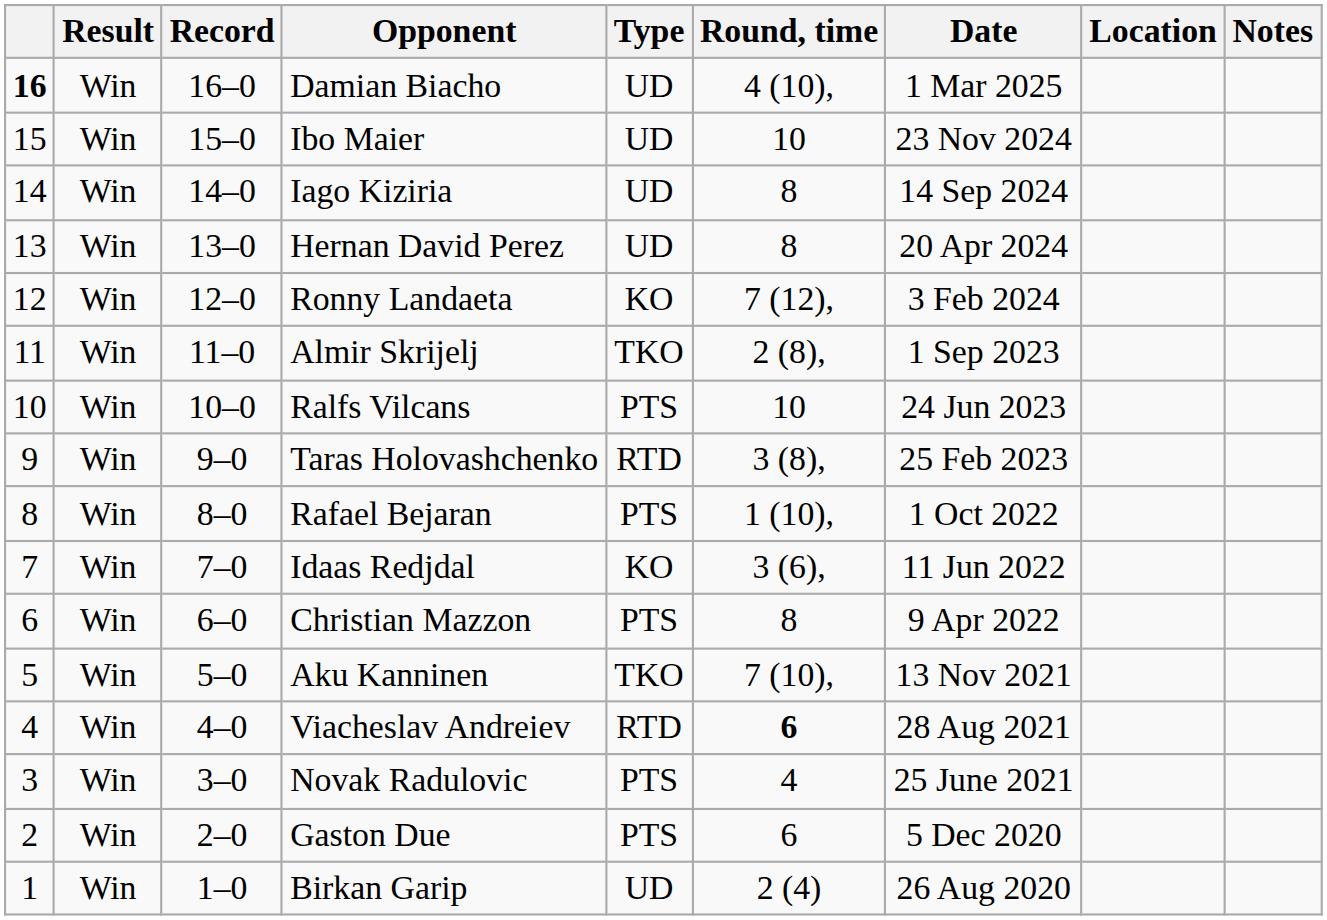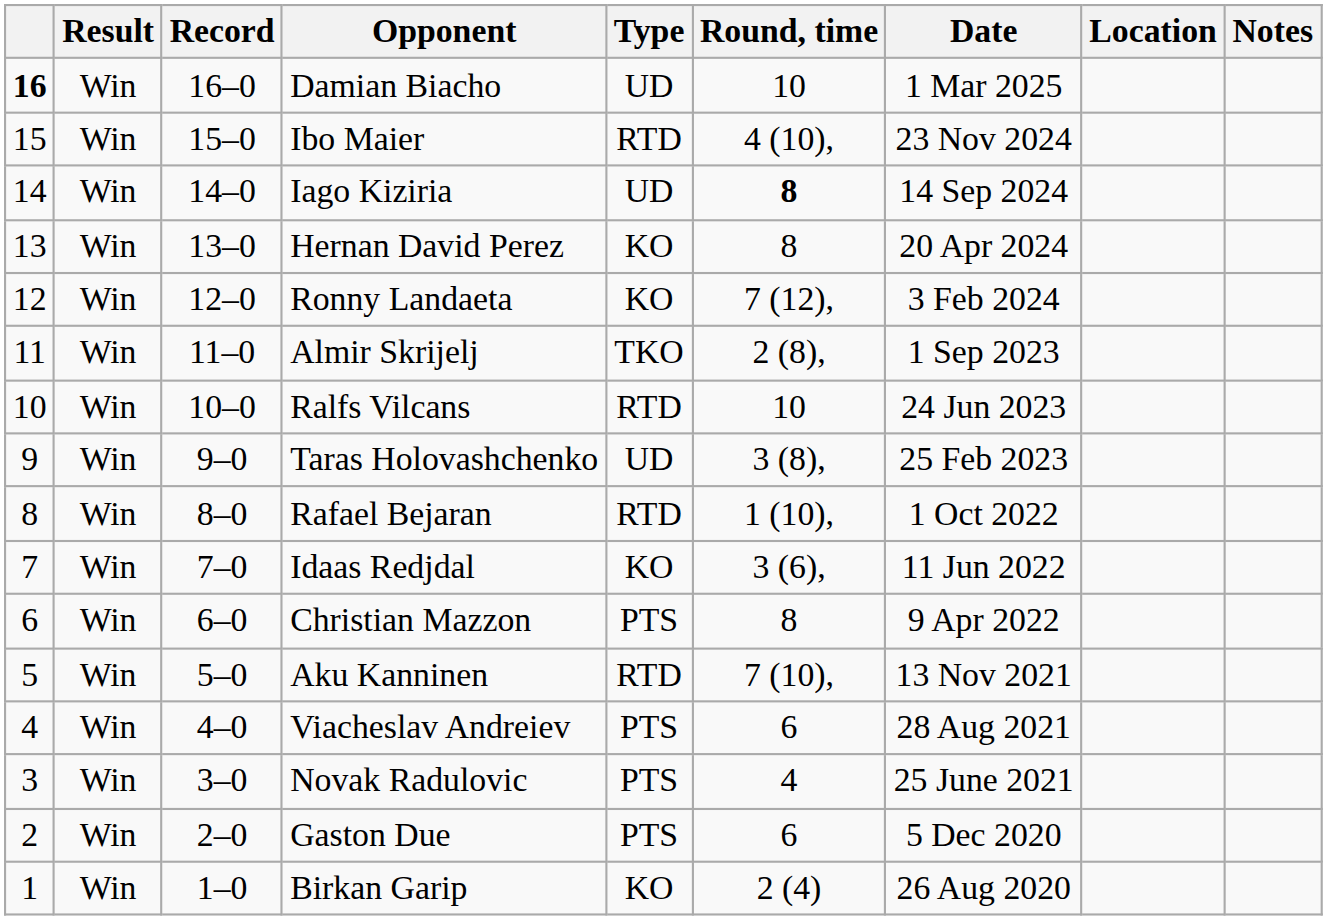(789, 84) 4 (10), -> (789, 84) 10
(649, 138) UD -> (649, 138) RTD
(789, 138) 10 -> (789, 138) 4 (10),
(789, 191) normal -> (789, 191) bold
(649, 245) UD -> (649, 245) KO
(649, 406) PTS -> (649, 406) RTD
(649, 459) RTD -> (649, 459) UD
(649, 513) PTS -> (649, 513) RTD
(649, 673) TKO -> (649, 673) RTD
(649, 727) RTD -> (649, 727) PTS
(789, 727) bold -> (789, 727) normal
(649, 887) UD -> (649, 887) KO
